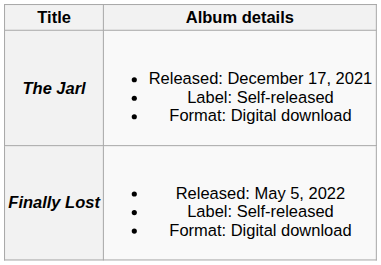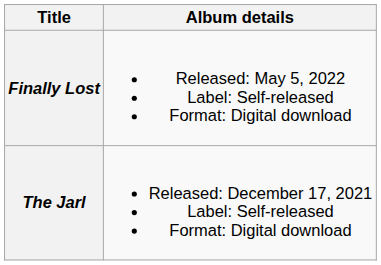rows swapped: (54, 87) <-> (54, 202)
